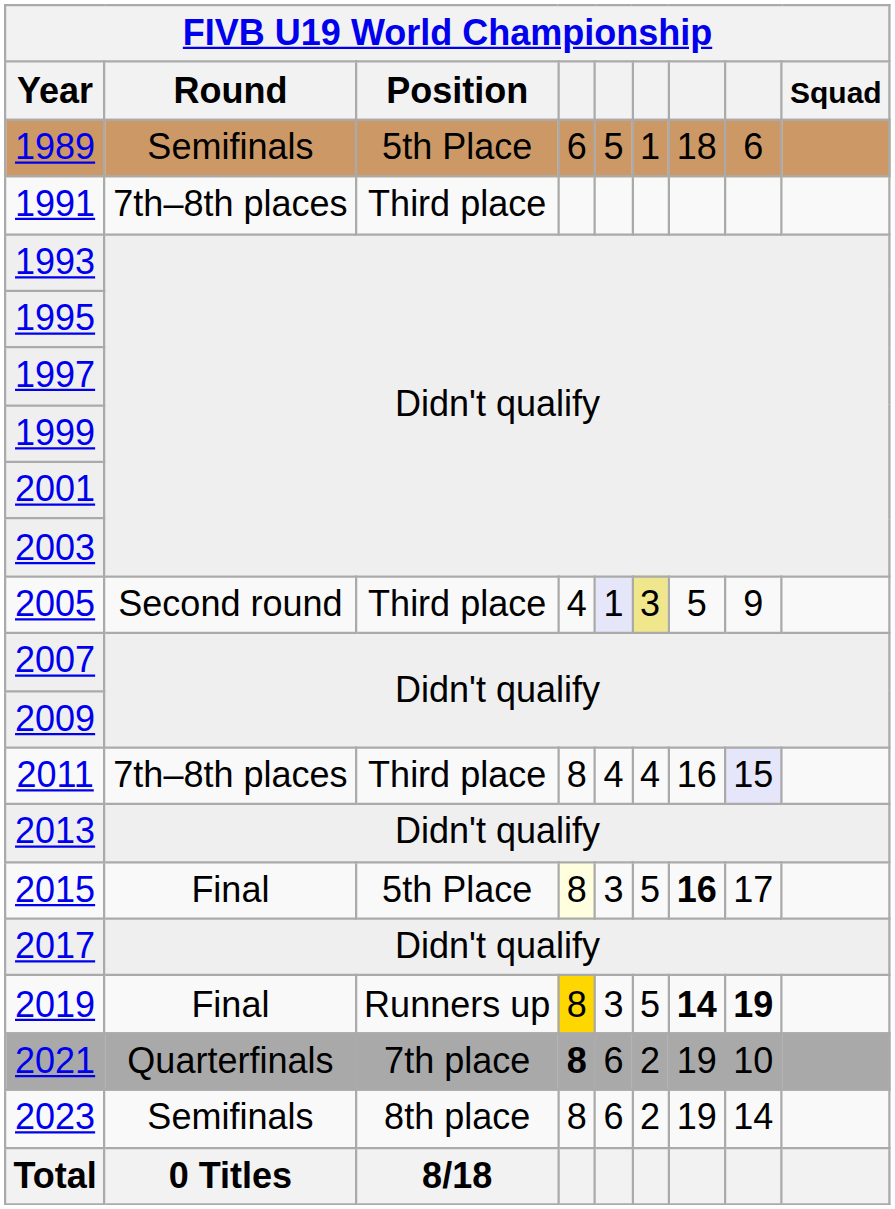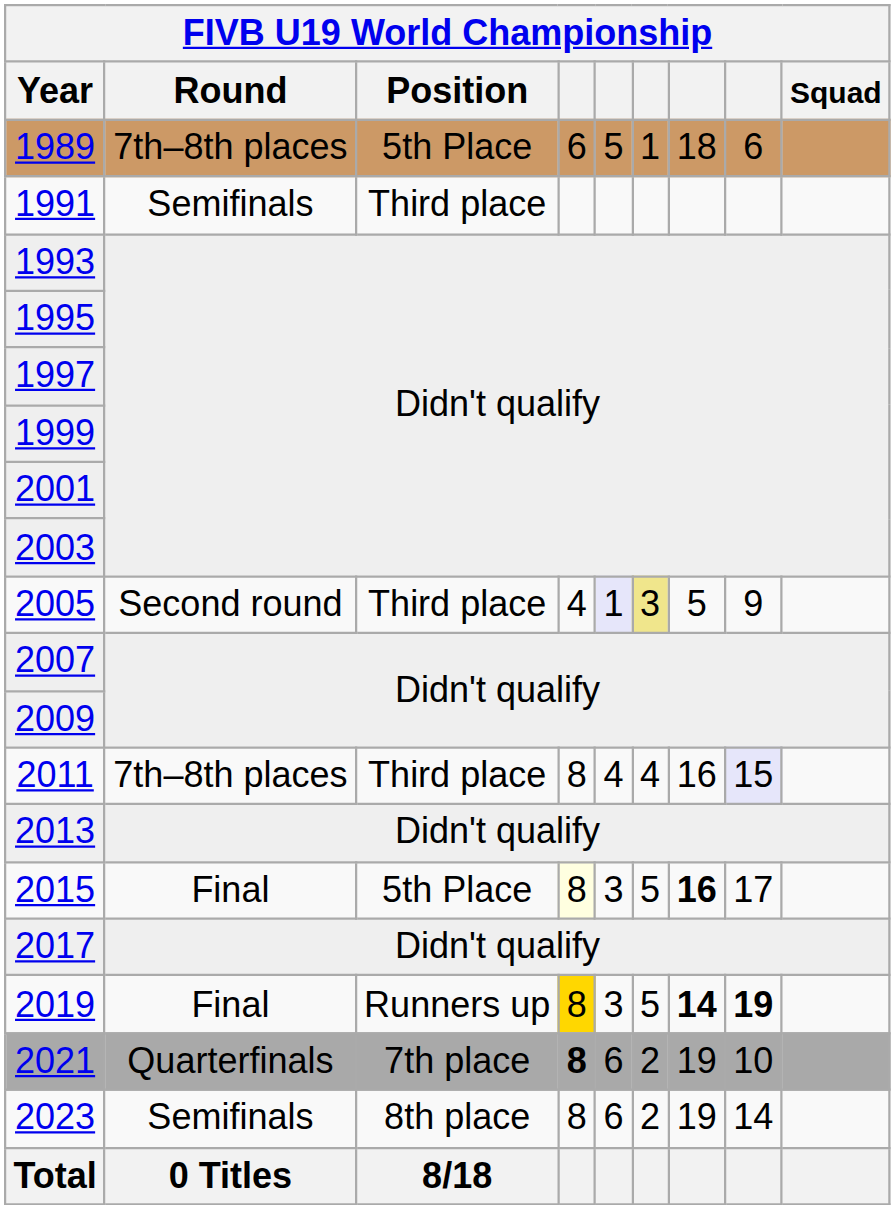(230, 147) Semifinals -> (230, 147) 7th–8th places
(230, 204) 7th–8th places -> (230, 204) Semifinals
